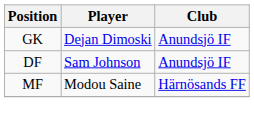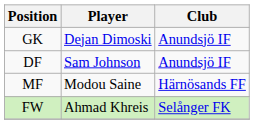+ row: (33, 107)
